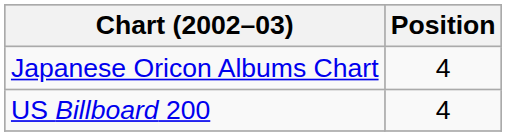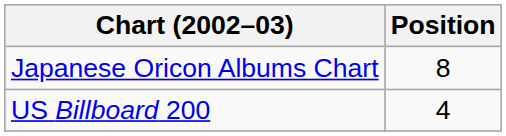(443, 67) 4 -> (443, 67) 8
